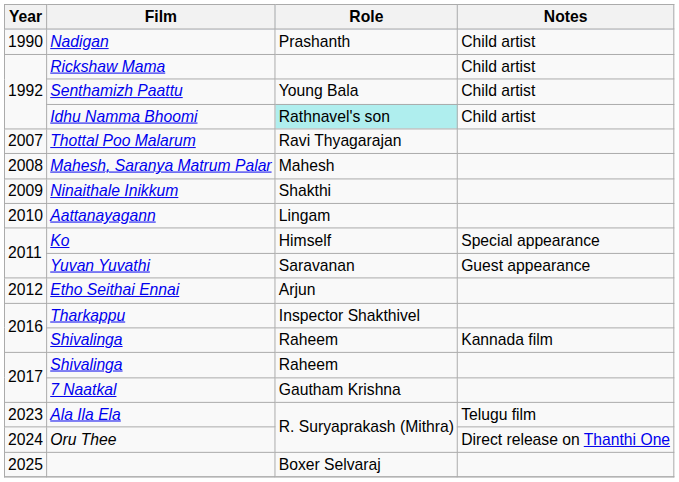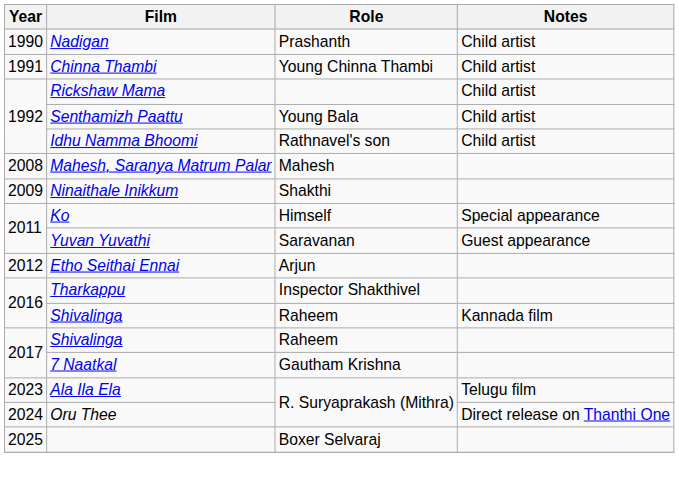+ row: (26, 66)
(334, 116) paleturquoise background -> (334, 141) no background
- row: (26, 141)
- row: (26, 215)
